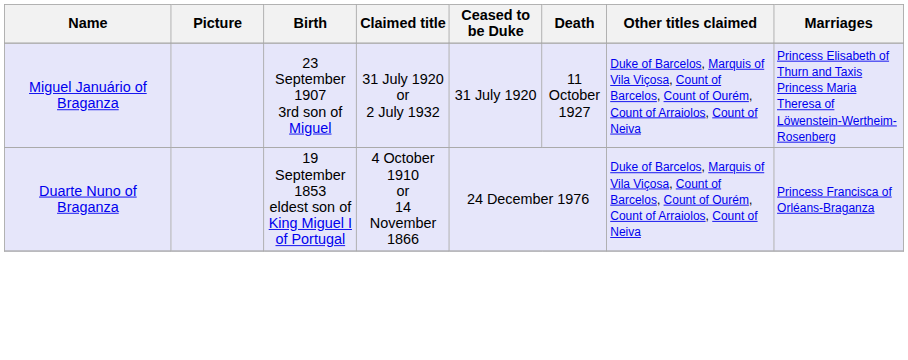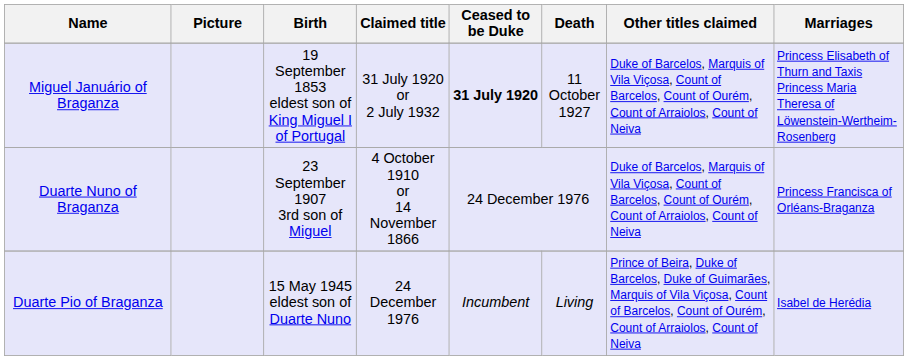(310, 95) 23 September 1907 3rd son of Miguel -> (310, 95) 19 September 1853 eldest son of King Miguel I of Portugal
(496, 95) normal -> (496, 95) bold
(310, 199) 19 September 1853 eldest son of King Miguel I of Portugal -> (310, 199) 23 September 1907 3rd son of Miguel
+ row: (88, 303)
